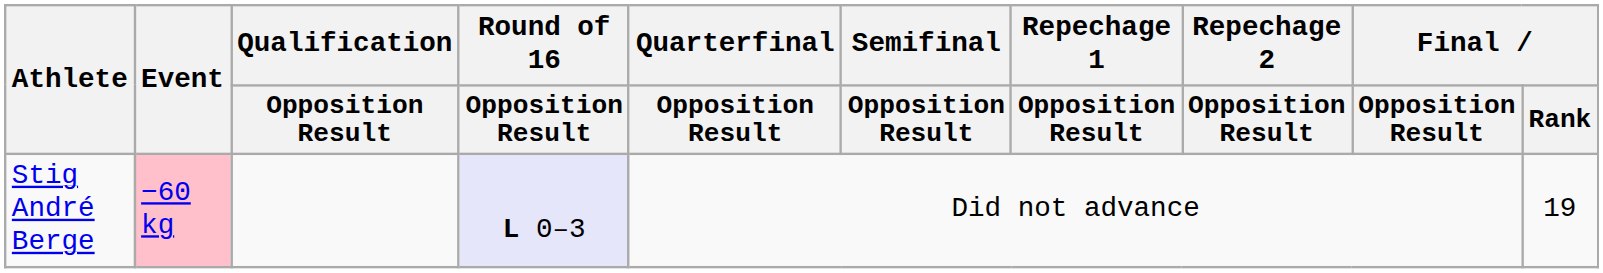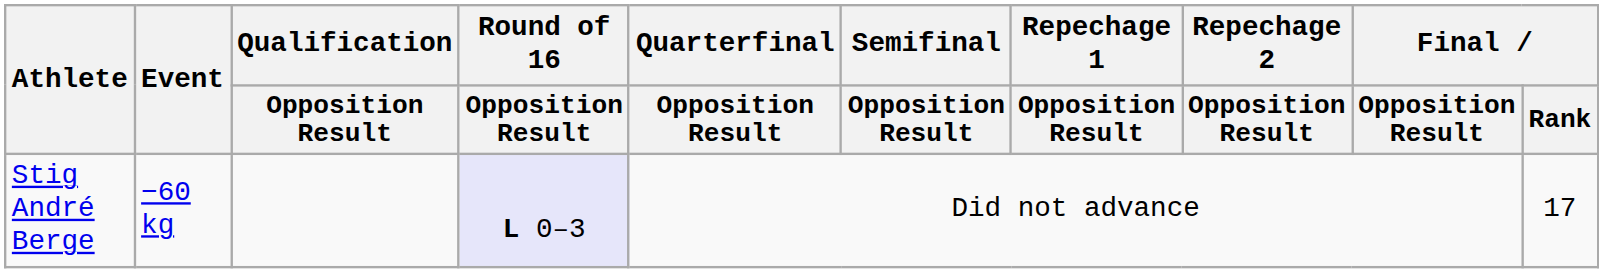(166, 210) pink background -> (166, 210) no background
(1560, 210) 19 -> (1560, 210) 17
